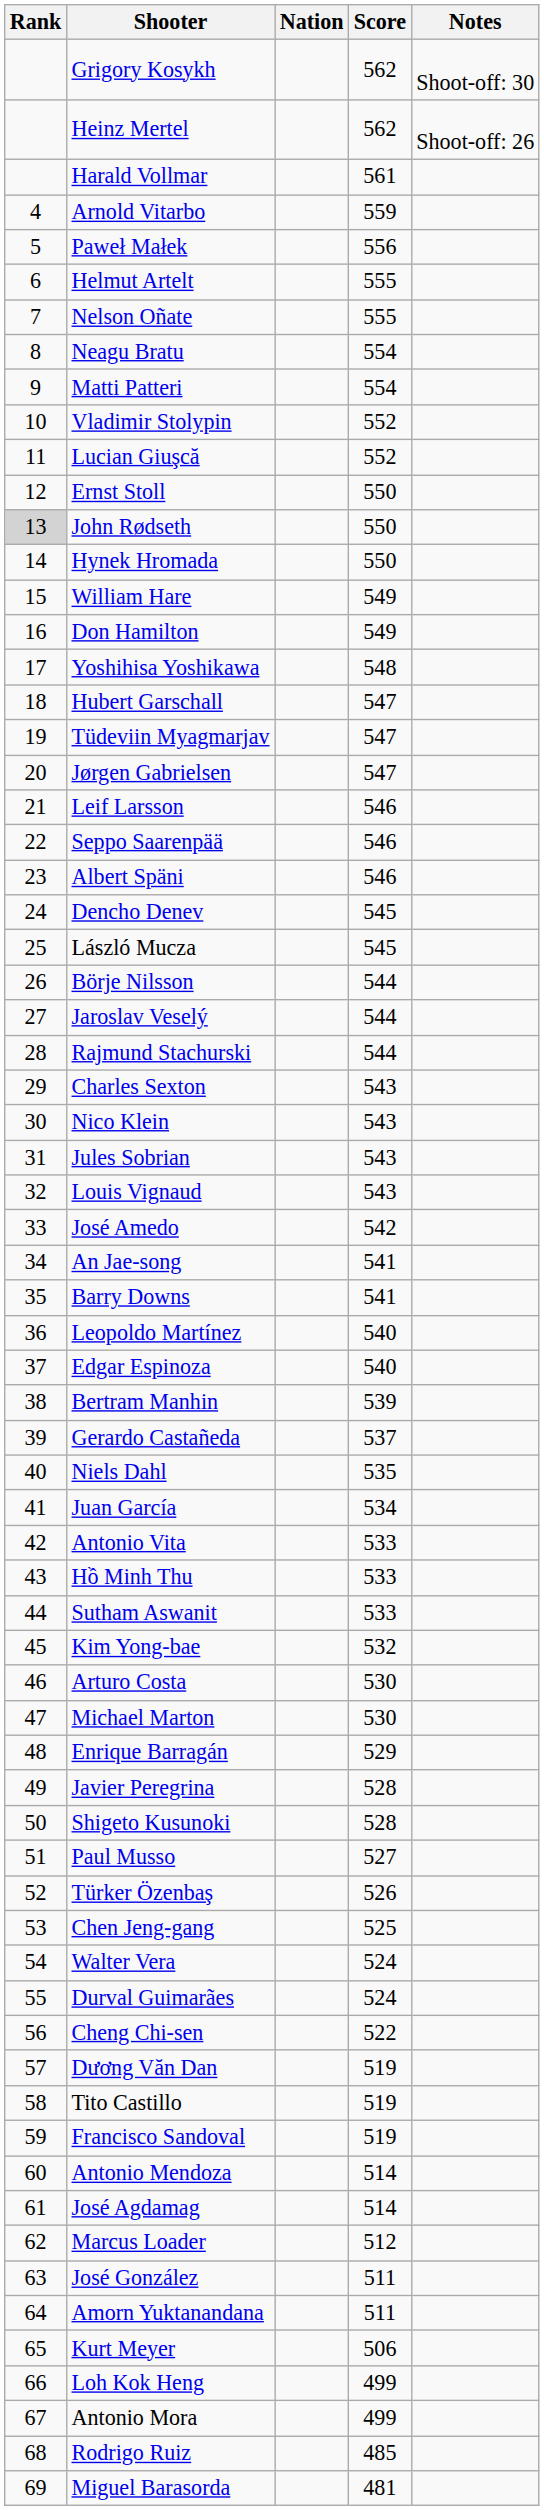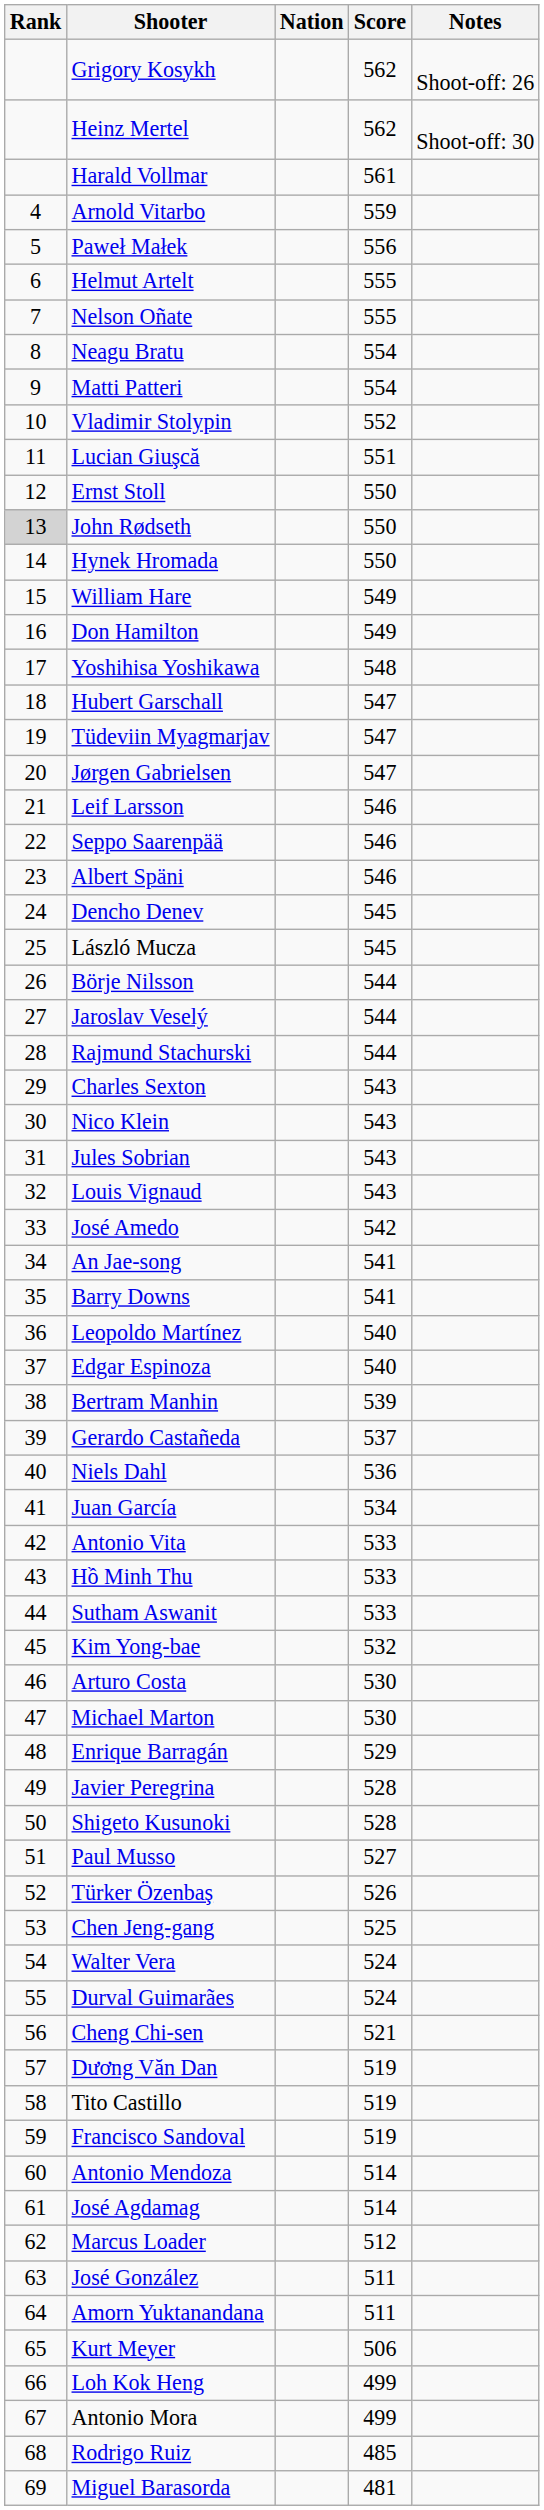(475, 81) Shoot-off: 30 -> (475, 81) Shoot-off: 26
(475, 141) Shoot-off: 26 -> (475, 141) Shoot-off: 30
(380, 456) 552 -> (380, 456) 551
(380, 1472) 535 -> (380, 1472) 536
(380, 2032) 522 -> (380, 2032) 521
